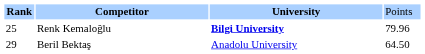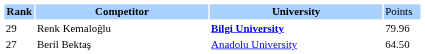(11, 28) 25 -> (11, 28) 29
(11, 44) 29 -> (11, 44) 27
